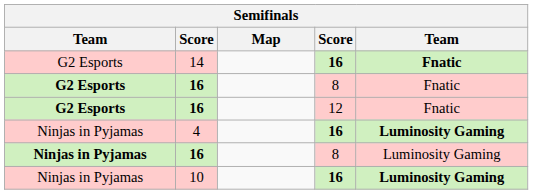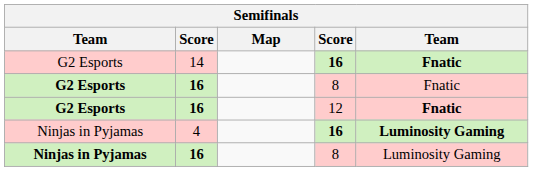(442, 108) normal -> (442, 108) bold
- row: (196, 177)
